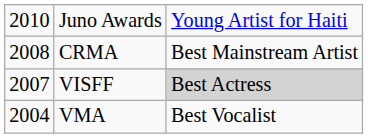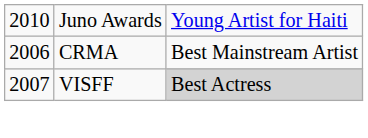(29, 52) 2008 -> (29, 52) 2006
- row: (82, 116)
